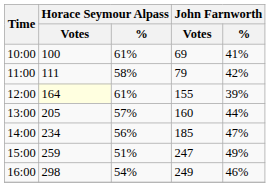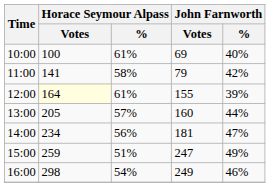(237, 53) 41% -> (237, 53) 40%
(50, 73) 111 -> (51, 73) 141
(184, 133) 185 -> (184, 133) 181
